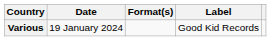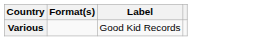- column: (86, 12)
